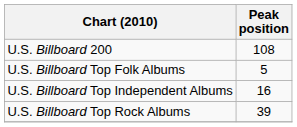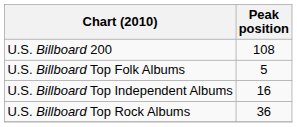(264, 111) 39 -> (264, 111) 36
